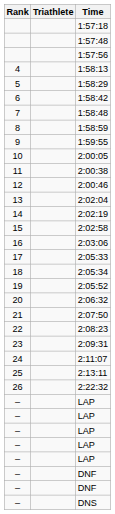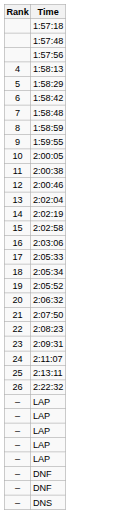- column: (53, 12)
